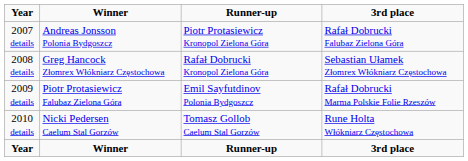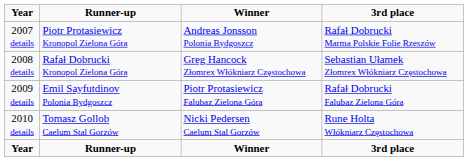columns swapped: (110, 13) <-> (251, 13)
(364, 36) Rafał Dobrucki Falubaz Zielona Góra -> (380, 36) Rafał Dobrucki Marma Polskie Folie Rzeszów
(380, 95) Rafał Dobrucki Marma Polskie Folie Rzeszów -> (364, 95) Rafał Dobrucki Falubaz Zielona Góra
